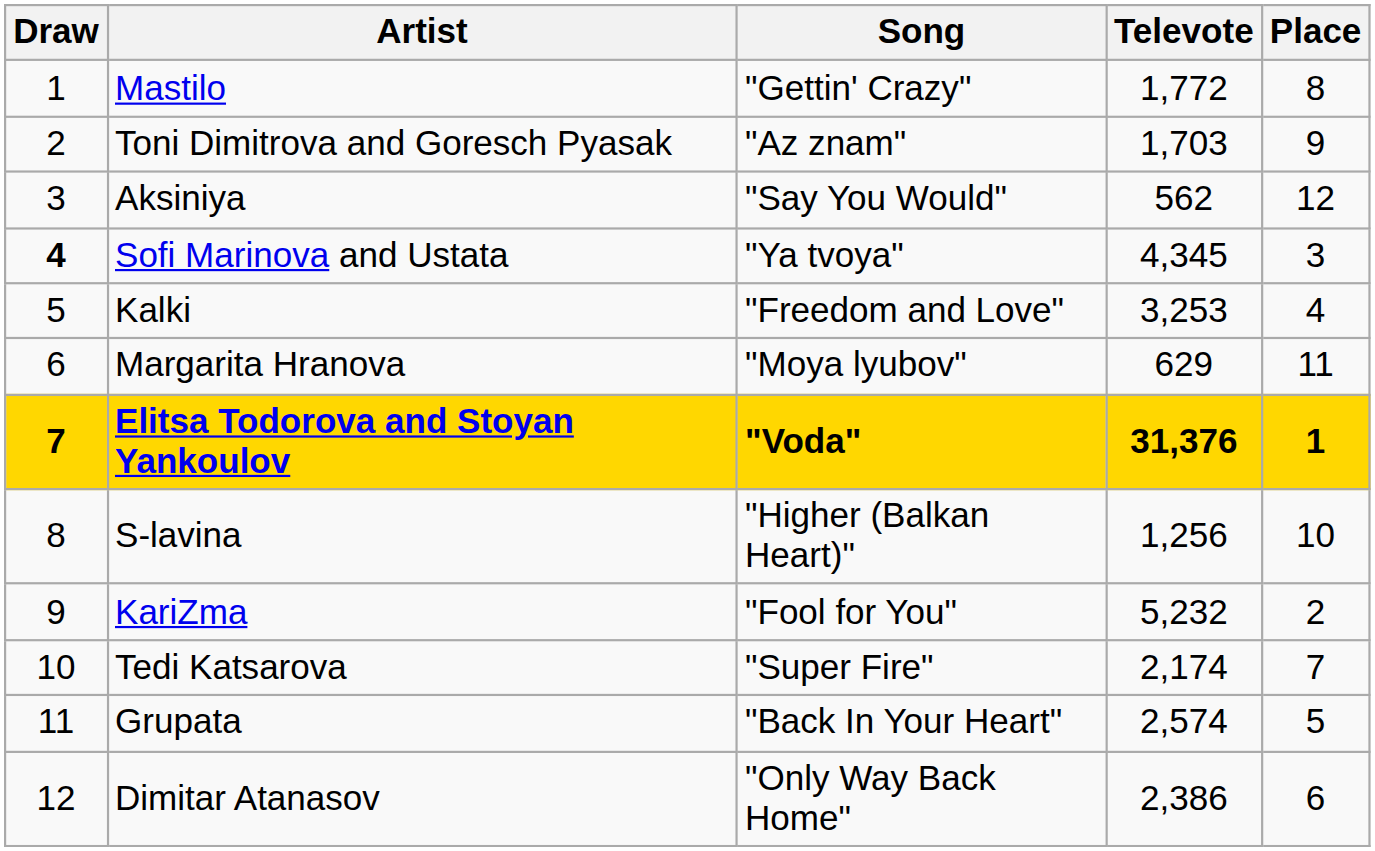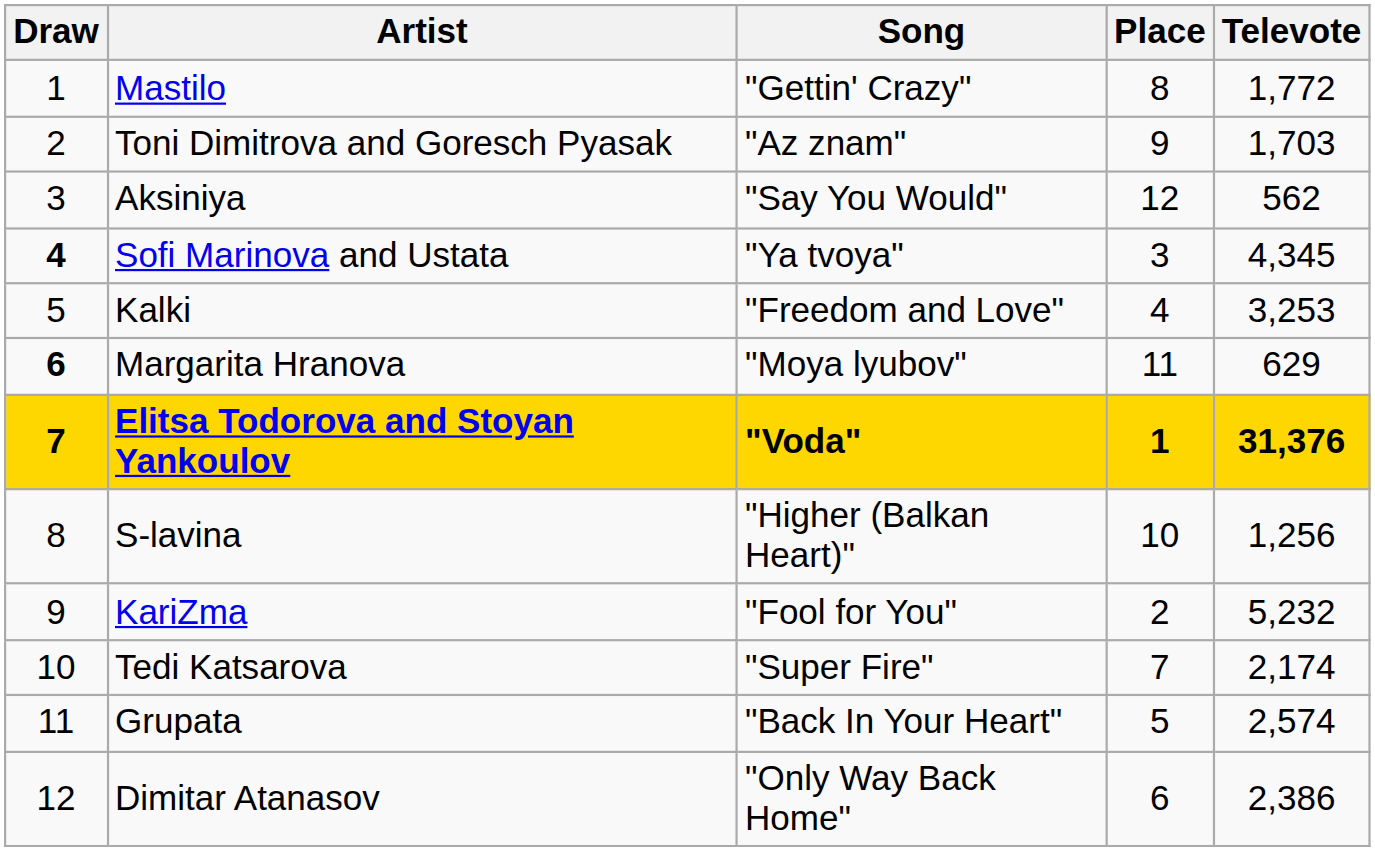columns swapped: (1184, 32) <-> (1316, 32)
(56, 365) normal -> (56, 365) bold
